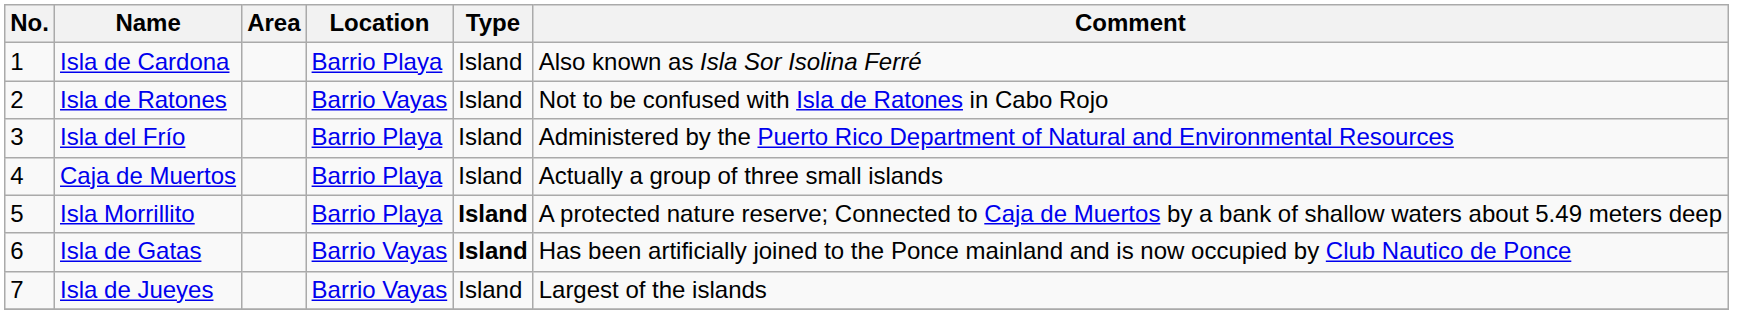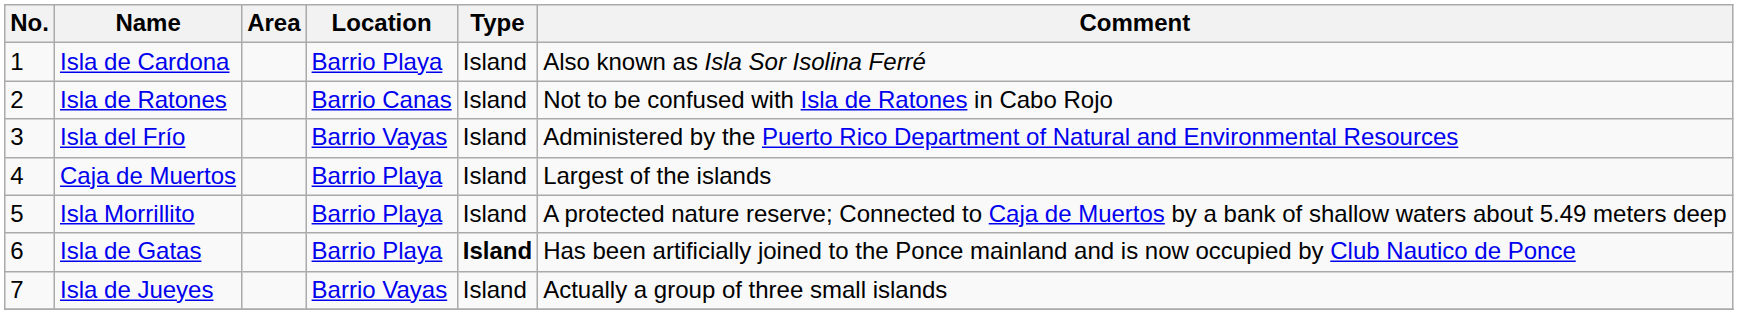(379, 99) Barrio Vayas -> (382, 99) Barrio Canas
(377, 137) Barrio Playa -> (379, 137) Barrio Vayas
(741, 175) Actually a group of three small islands -> (657, 175) Largest of the islands
(493, 213) bold -> (495, 213) normal
(379, 251) Barrio Vayas -> (377, 251) Barrio Playa
(653, 289) Largest of the islands -> (745, 289) Actually a group of three small islands
